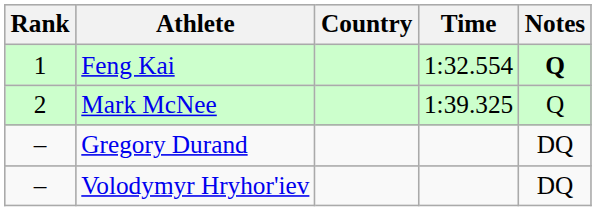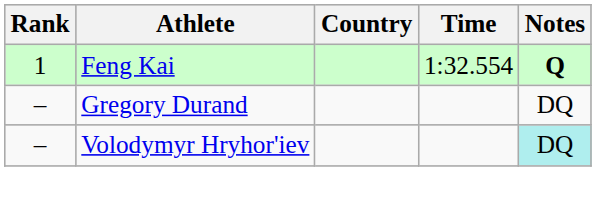- row: (149, 104)
(555, 184) no background -> (555, 144) paleturquoise background
